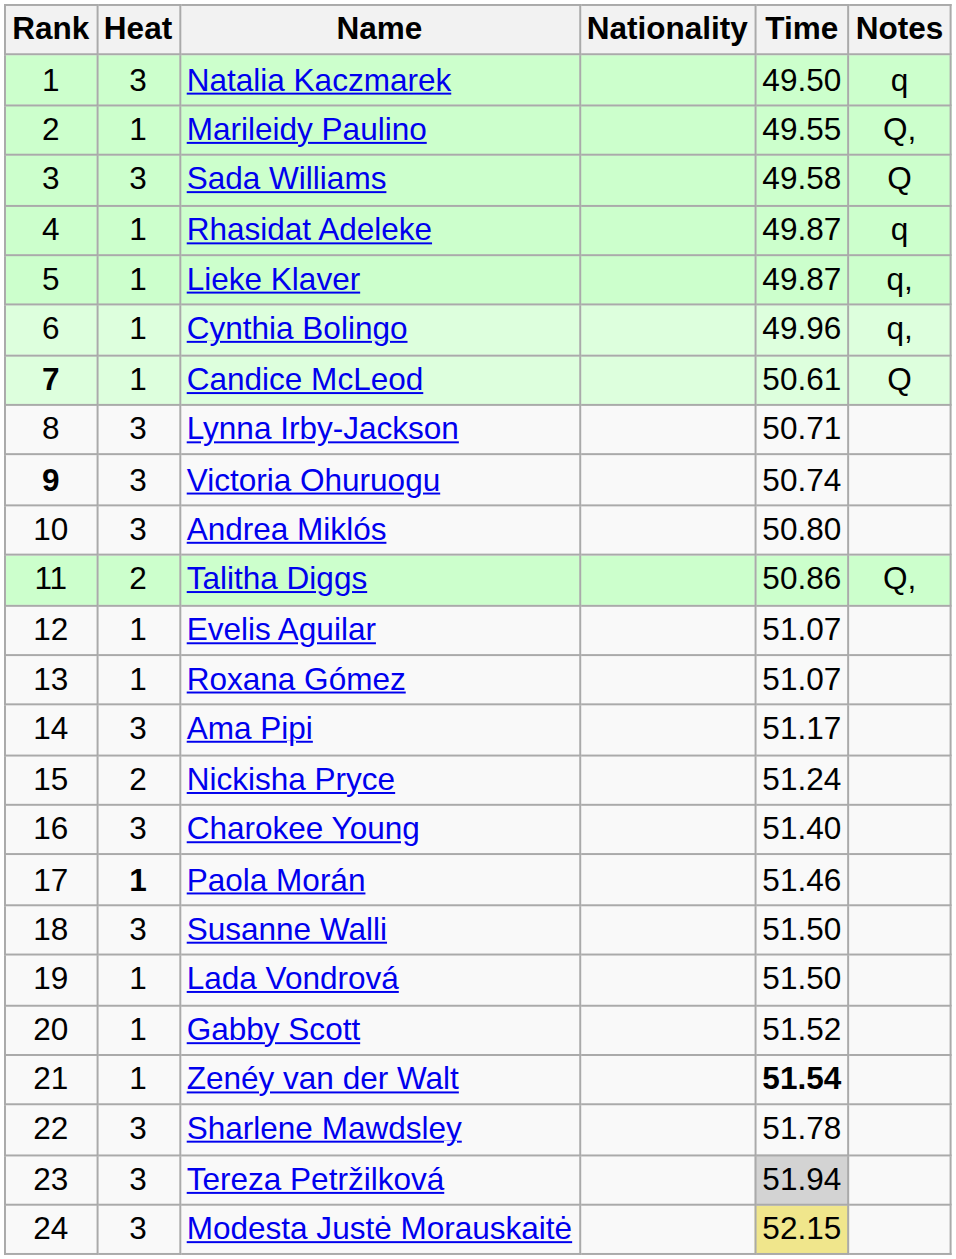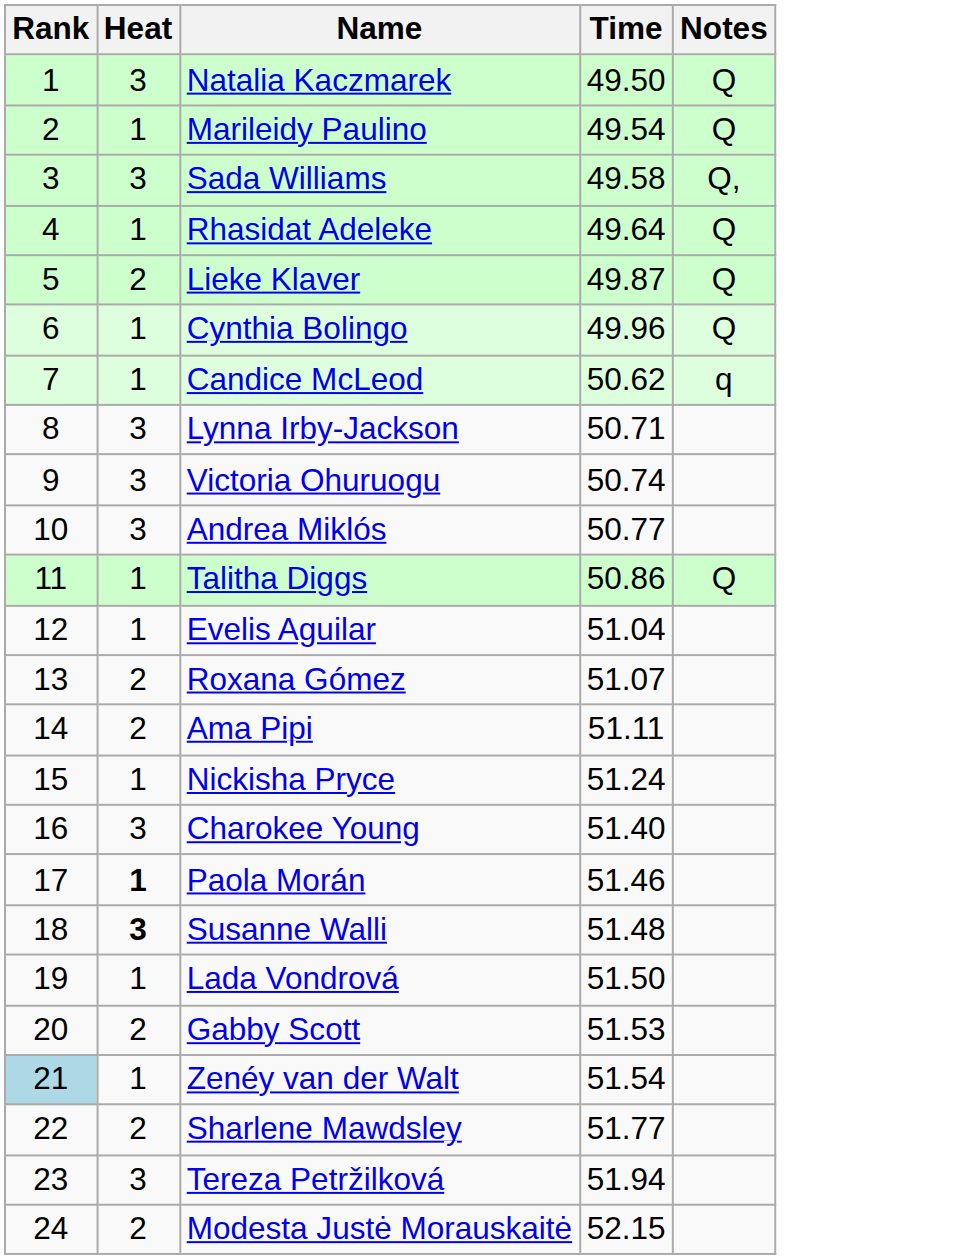- column: (667, 29)
(900, 79) q -> (724, 79) Q
(802, 129) 49.55 -> (626, 129) 49.54
(900, 129) Q, -> (724, 129) Q
(900, 179) Q -> (724, 179) Q,
(802, 229) 49.87 -> (626, 229) 49.64
(900, 229) q -> (724, 229) Q
(138, 279) 1 -> (138, 279) 2
(900, 279) q, -> (724, 279) Q
(900, 329) q, -> (724, 329) Q
(51, 379) bold -> (51, 379) normal
(802, 379) 50.61 -> (626, 379) 50.62
(900, 379) Q -> (724, 379) q
(51, 479) bold -> (51, 479) normal
(802, 529) 50.80 -> (626, 529) 50.77
(138, 579) 2 -> (138, 579) 1
(900, 579) Q, -> (724, 579) Q
(802, 629) 51.07 -> (626, 629) 51.04
(138, 679) 1 -> (138, 679) 2
(138, 729) 3 -> (138, 729) 2
(802, 729) 51.17 -> (626, 729) 51.11
(138, 779) 2 -> (138, 779) 1
(138, 929) normal -> (138, 929) bold
(802, 929) 51.50 -> (626, 929) 51.48
(138, 1029) 1 -> (138, 1029) 2
(802, 1029) 51.52 -> (626, 1029) 51.53
(51, 1079) no background -> (51, 1079) lightblue background
(802, 1079) bold -> (626, 1079) normal
(138, 1129) 3 -> (138, 1129) 2
(802, 1129) 51.78 -> (626, 1129) 51.77
(802, 1179) lightgrey background -> (626, 1179) no background
(138, 1229) 3 -> (138, 1229) 2
(802, 1229) khaki background -> (626, 1229) no background
